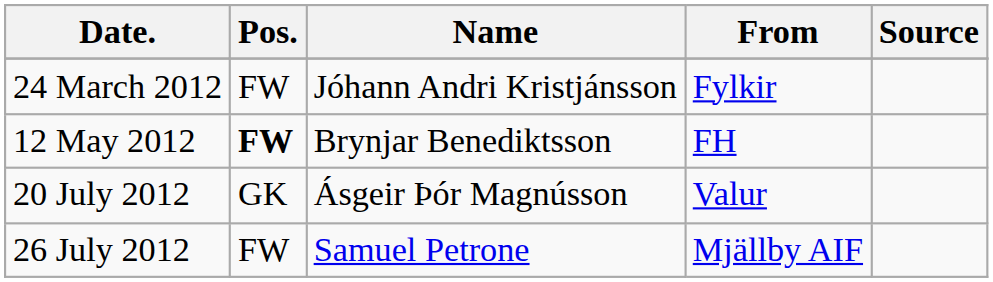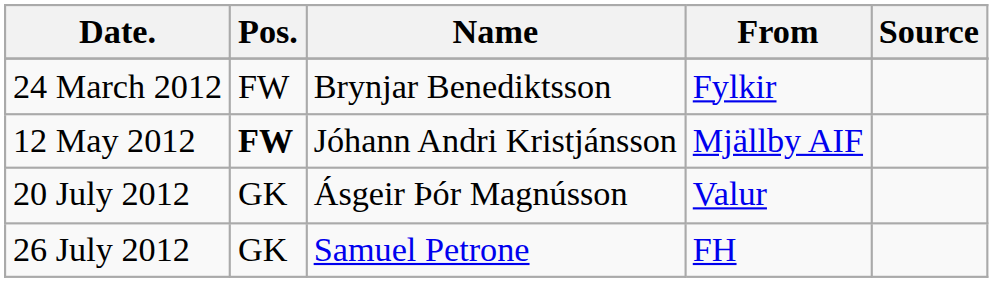(495, 85) Jóhann Andri Kristjánsson -> (462, 85) Brynjar Benediktsson
(462, 140) Brynjar Benediktsson -> (495, 140) Jóhann Andri Kristjánsson
(715, 140) FH -> (778, 140) Mjällby AIF
(264, 248) FW -> (263, 248) GK
(778, 248) Mjällby AIF -> (715, 248) FH
